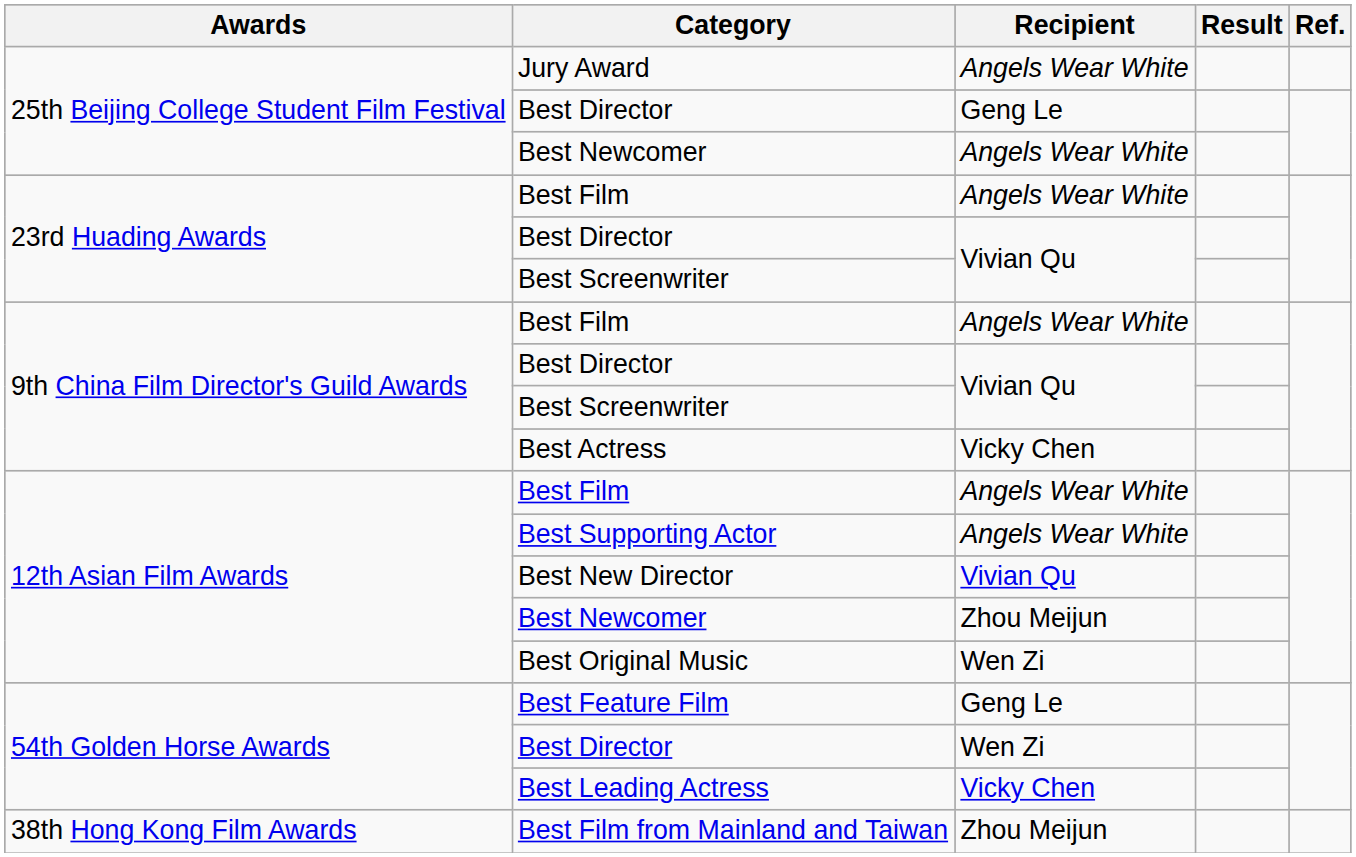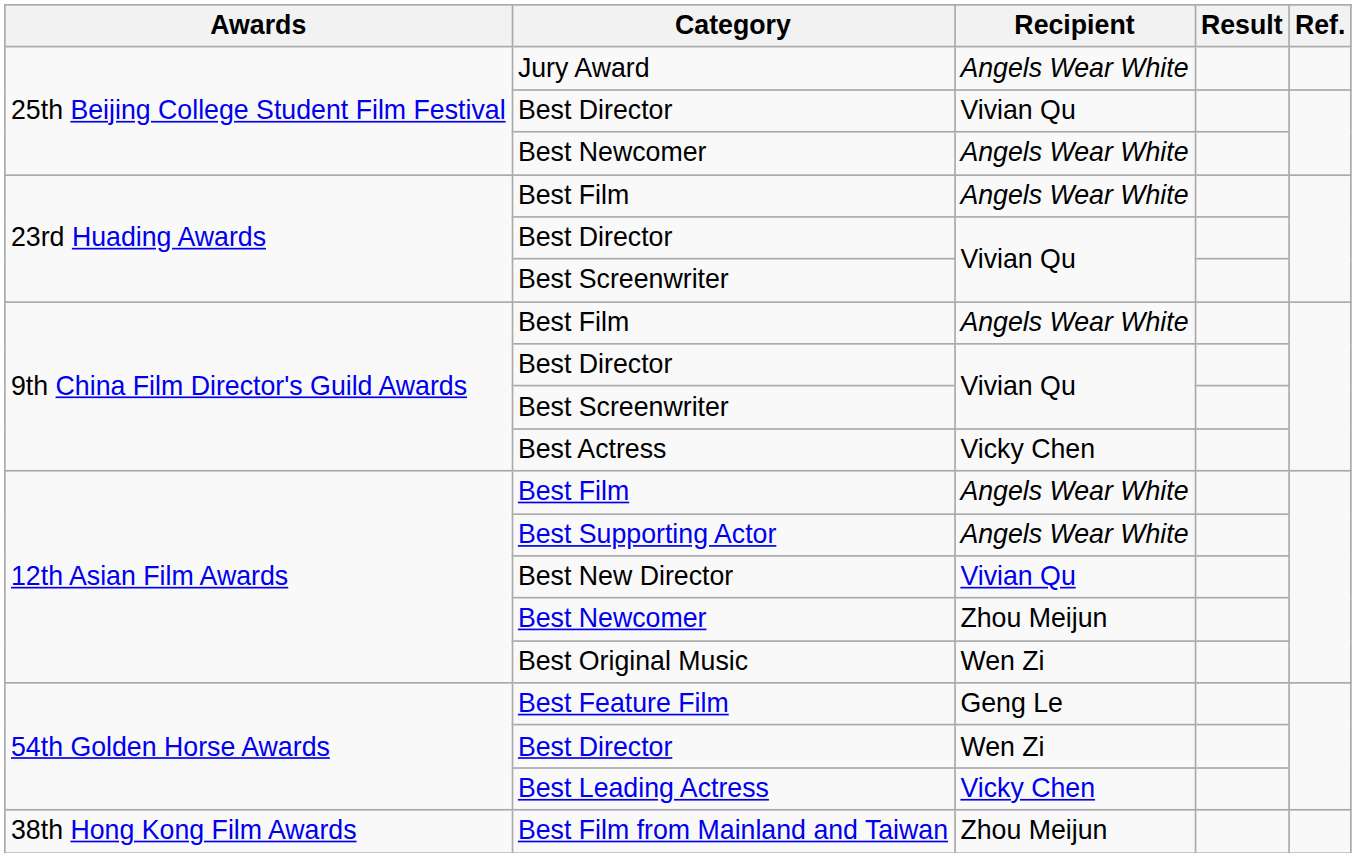(1012, 110) Geng Le -> (1018, 110) Vivian Qu
